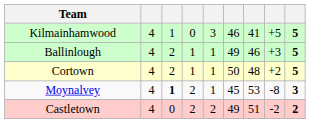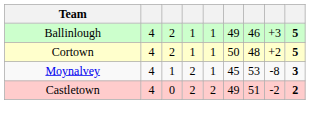- row: (73, 33)
(172, 90) bold -> (172, 71) normal
